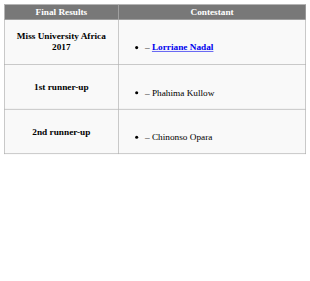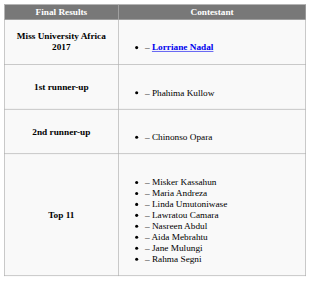+ row: (61, 215)
